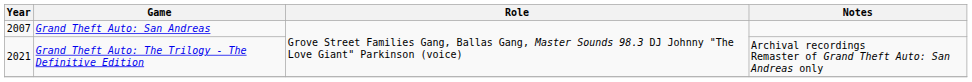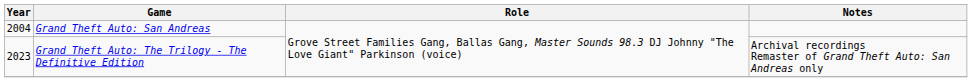(19, 29) 2007 -> (19, 29) 2004
(19, 57) 2021 -> (19, 57) 2023
